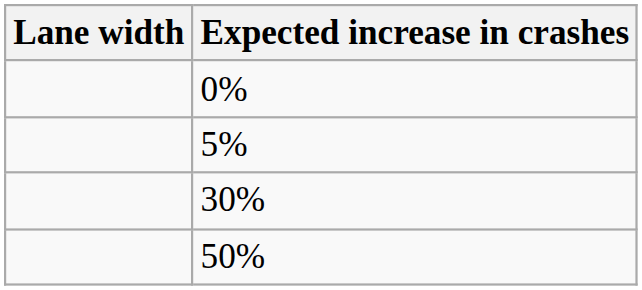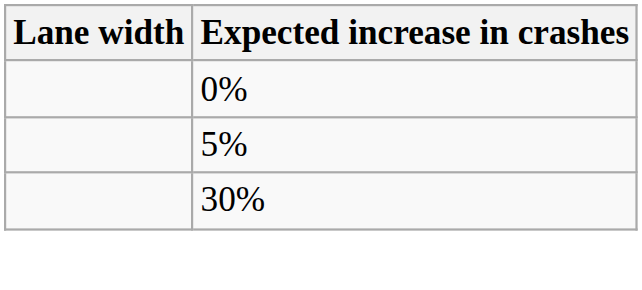- row: (233, 255)
